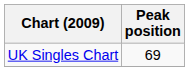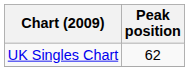(153, 54) 69 -> (153, 54) 62
